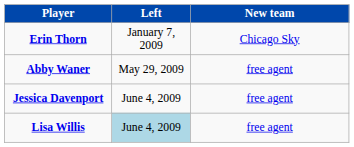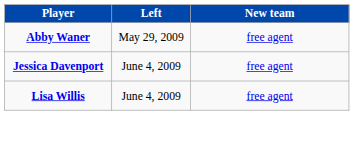- row: (58, 38)
(151, 127) lightblue background -> (151, 96) no background
